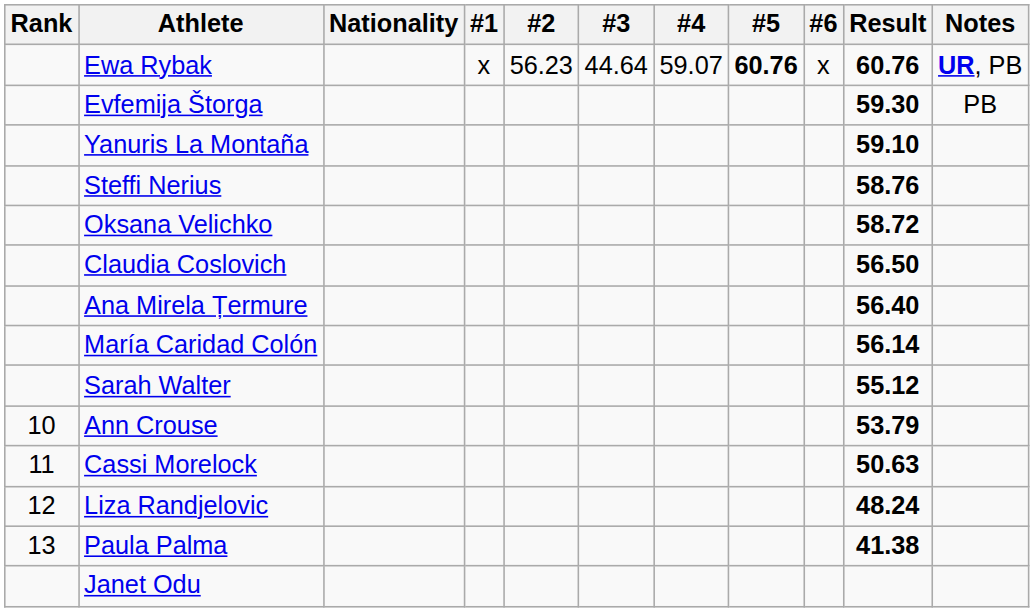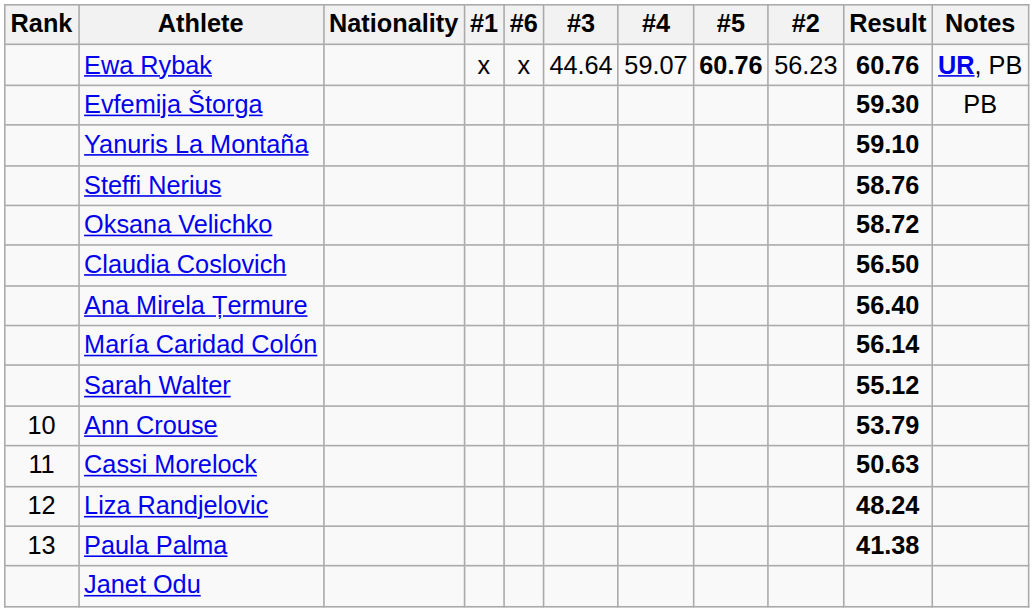columns swapped: (541, 24) <-> (823, 24)
